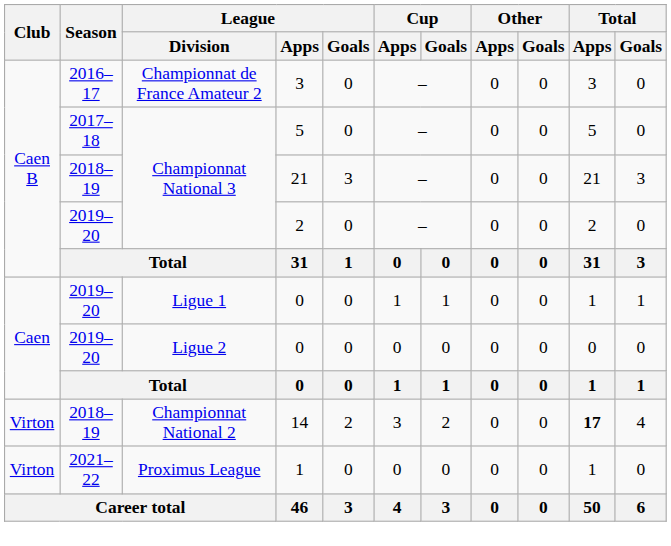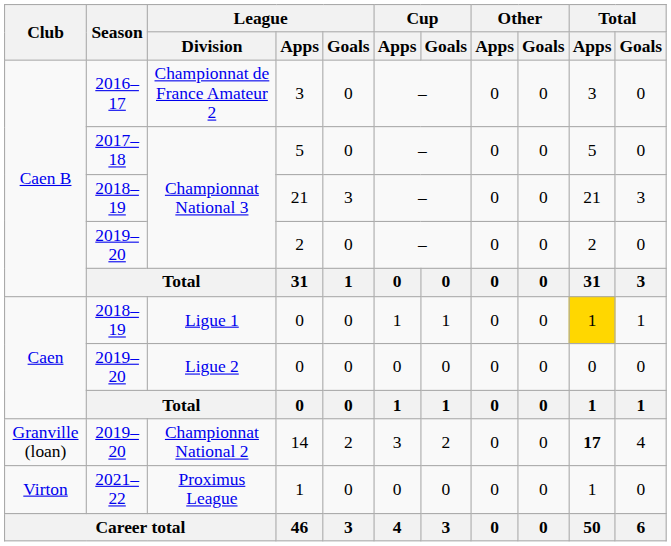(91, 300) 2019–20 -> (117, 319) 2018–19
(592, 300) no background -> (592, 319) gold background
(32, 422) Virton -> (46, 442) Granville (loan)
(91, 422) 2018–19 -> (117, 442) 2019–20
